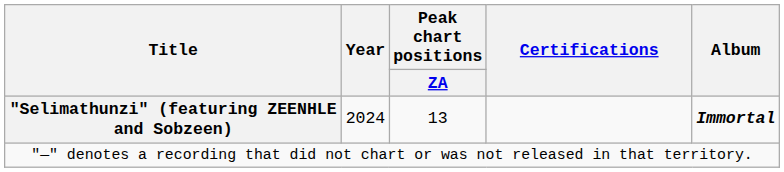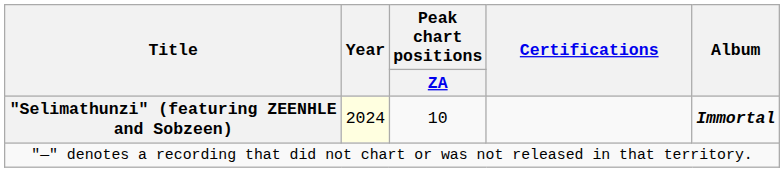(365, 120) no background -> (365, 120) lightyellow background
(438, 120) 13 -> (438, 120) 10
